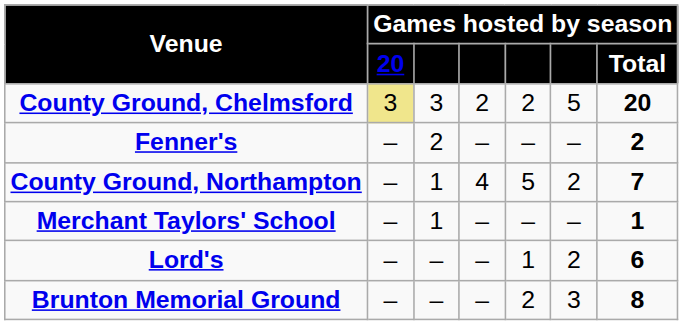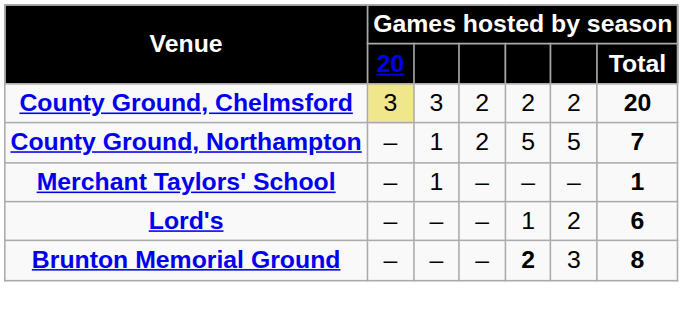(574, 102) 5 -> (574, 102) 2
- row: (186, 142)
(482, 181) 4 -> (482, 142) 2
(574, 181) 2 -> (574, 142) 5
(528, 299) normal -> (528, 260) bold
